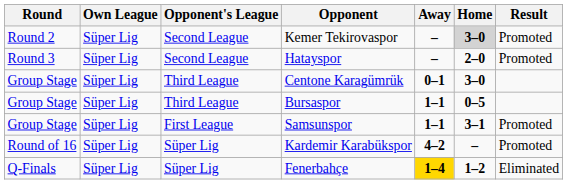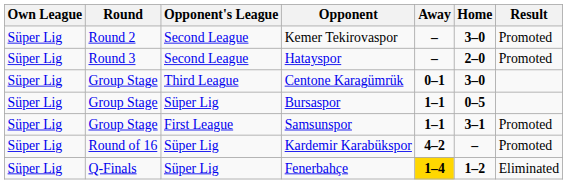columns swapped: (42, 15) <-> (120, 15)
(475, 37) lightgrey background -> (475, 37) no background
(201, 102) Third League -> (191, 102) Süper Lig
